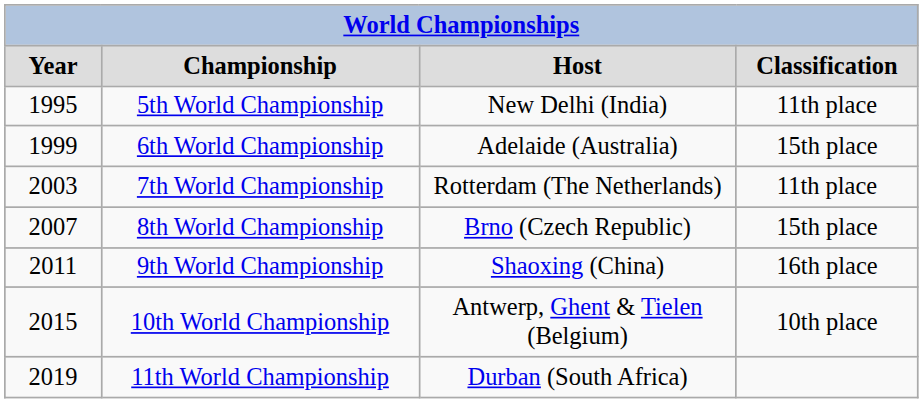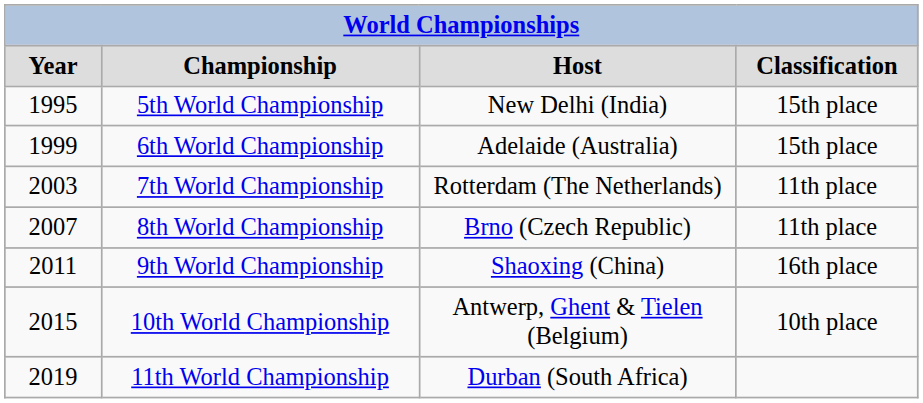(827, 105) 11th place -> (827, 105) 15th place
(827, 226) 15th place -> (827, 226) 11th place
